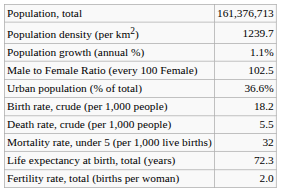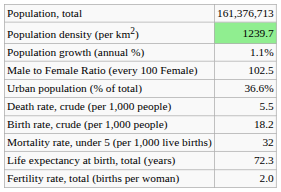(258, 33) no background -> (258, 33) lightgreen background
rows swapped: (87, 106) <-> (89, 124)
